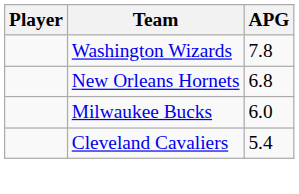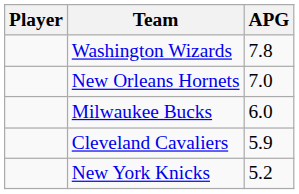(261, 81) 6.8 -> (261, 81) 7.0
(261, 142) 5.4 -> (261, 142) 5.9
+ row: (141, 173)
